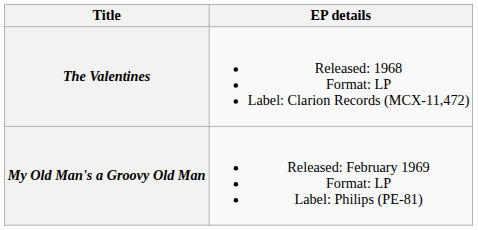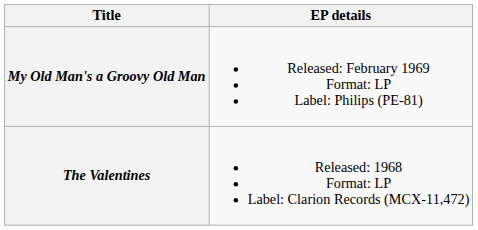rows swapped: (107, 76) <-> (107, 175)
